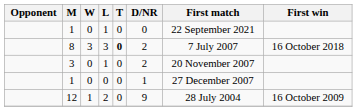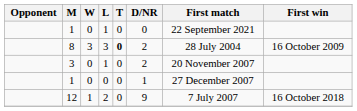(213, 47) 7 July 2007 -> (213, 47) 28 July 2004
(308, 47) 16 October 2018 -> (308, 47) 16 October 2009
(213, 98) 28 July 2004 -> (213, 98) 7 July 2007
(308, 98) 16 October 2009 -> (308, 98) 16 October 2018
